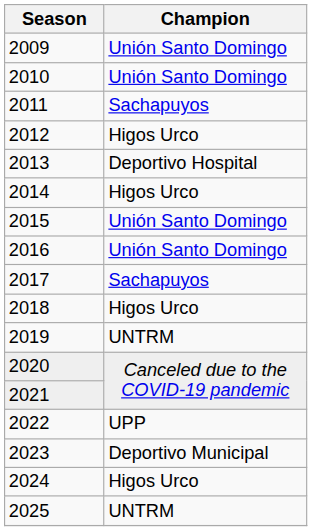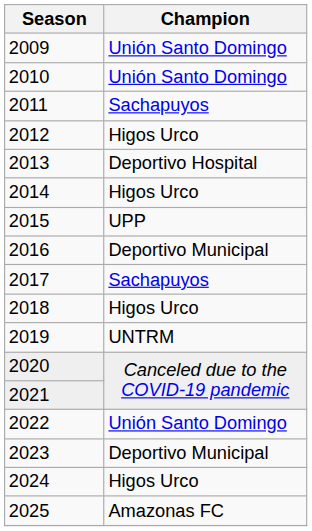(198, 221) Unión Santo Domingo -> (127, 221) UPP
(198, 250) Unión Santo Domingo -> (188, 250) Deportivo Municipal
(127, 423) UPP -> (198, 423) Unión Santo Domingo
(141, 510) UNTRM -> (166, 510) Amazonas FC
